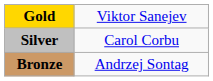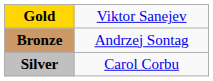rows swapped: (39, 40) <-> (39, 64)
